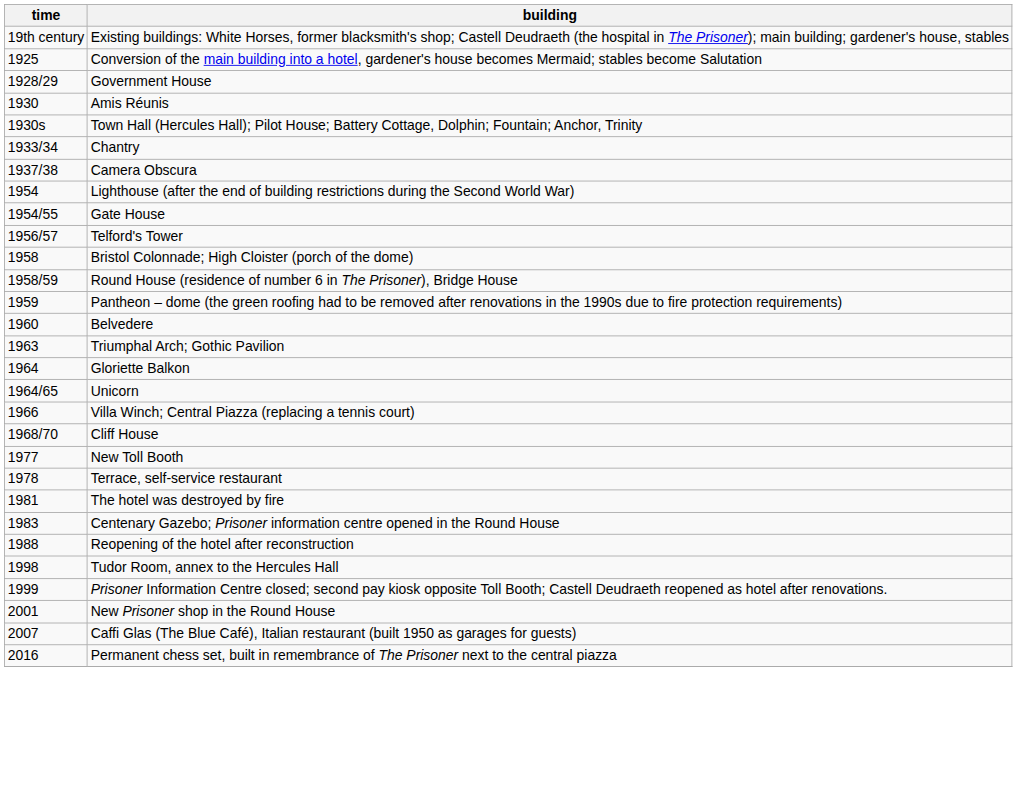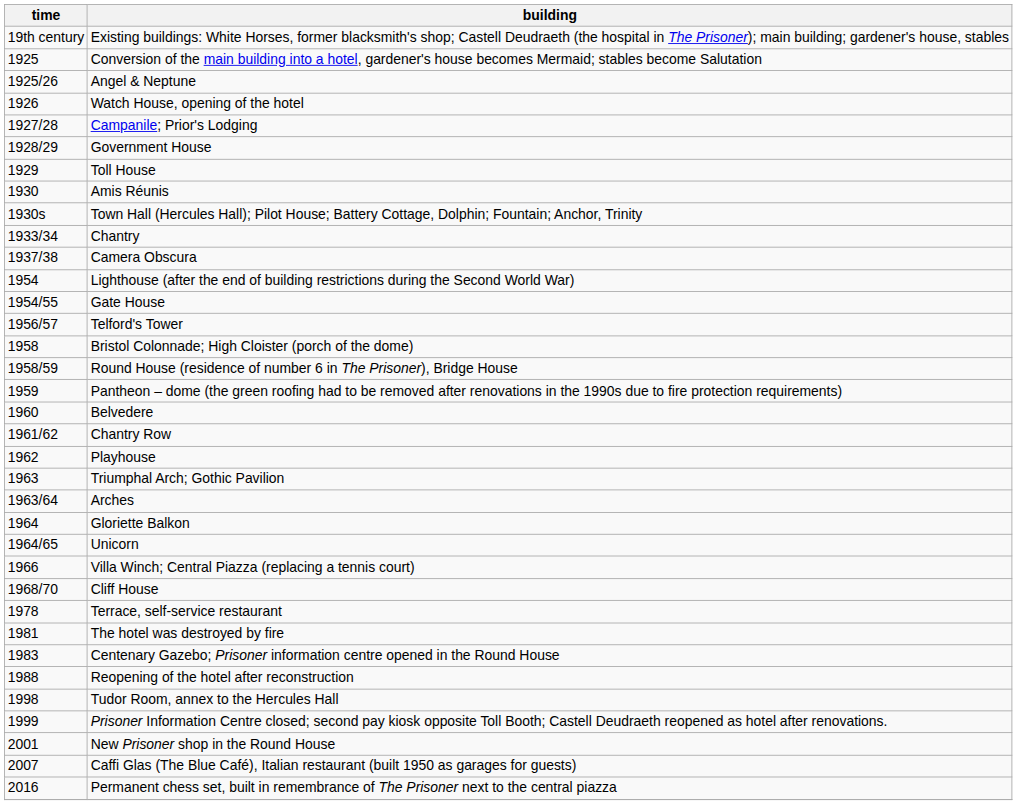+ row: (143, 81)
+ row: (197, 103)
+ row: (174, 125)
+ row: (123, 170)
+ row: (131, 434)
+ row: (123, 457)
+ row: (112, 501)
- row: (137, 457)
